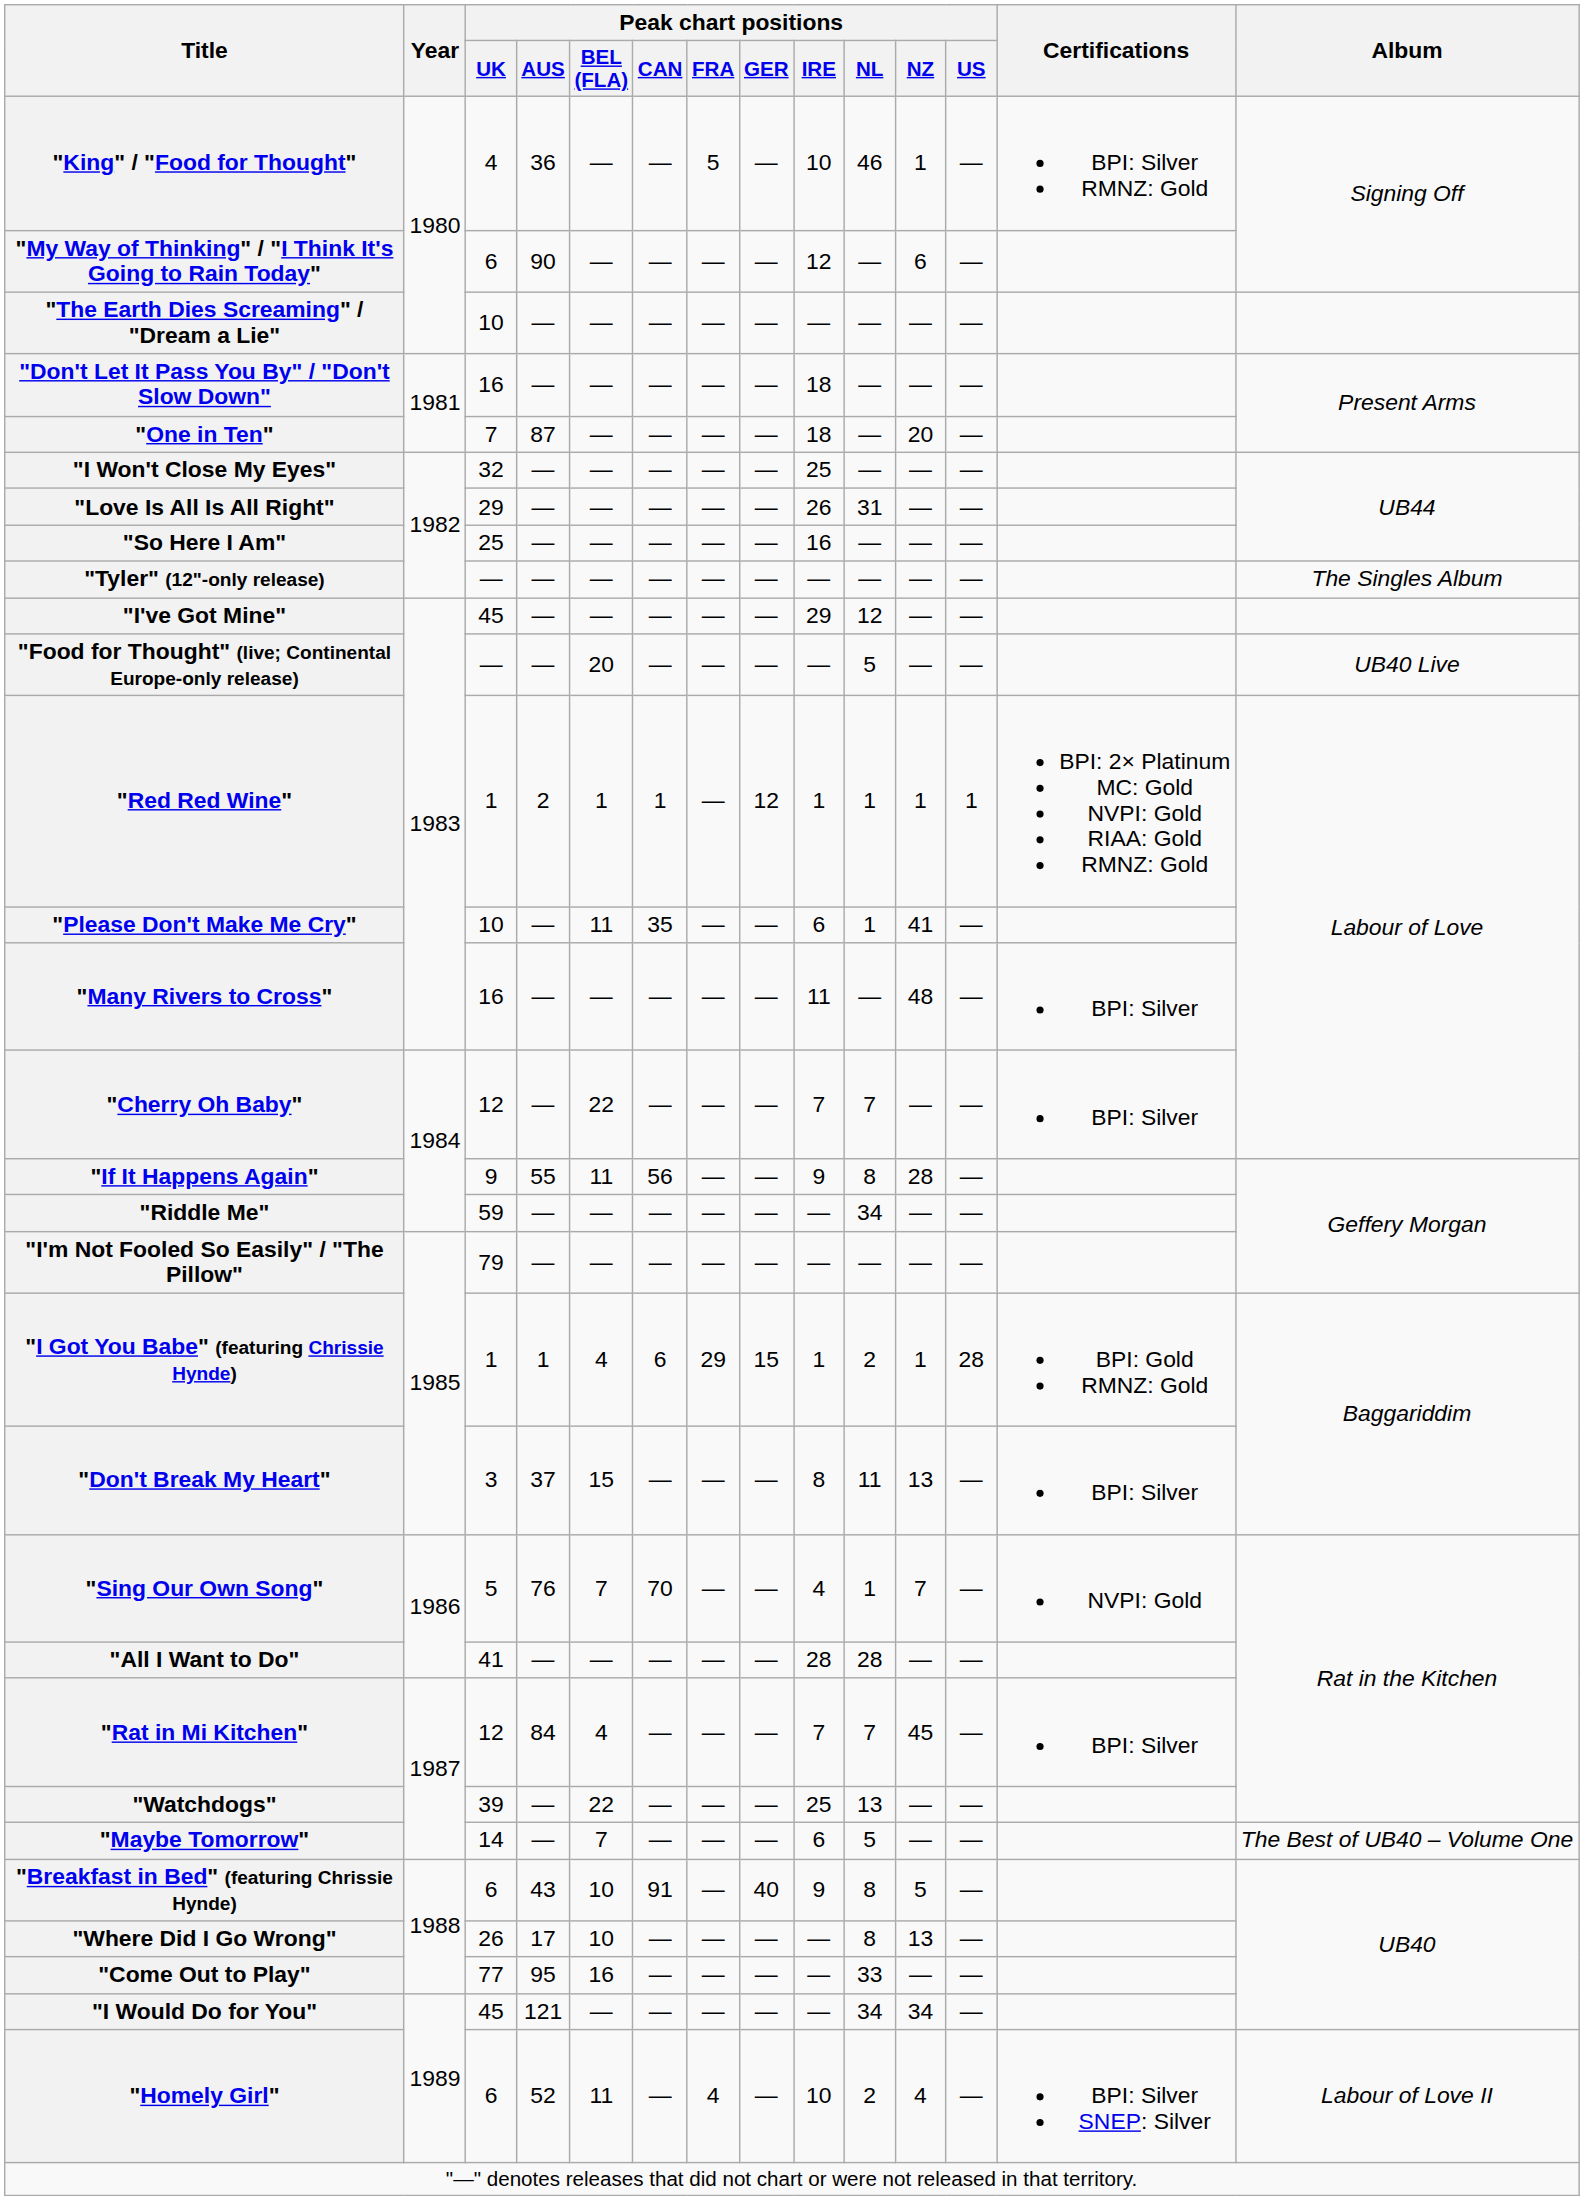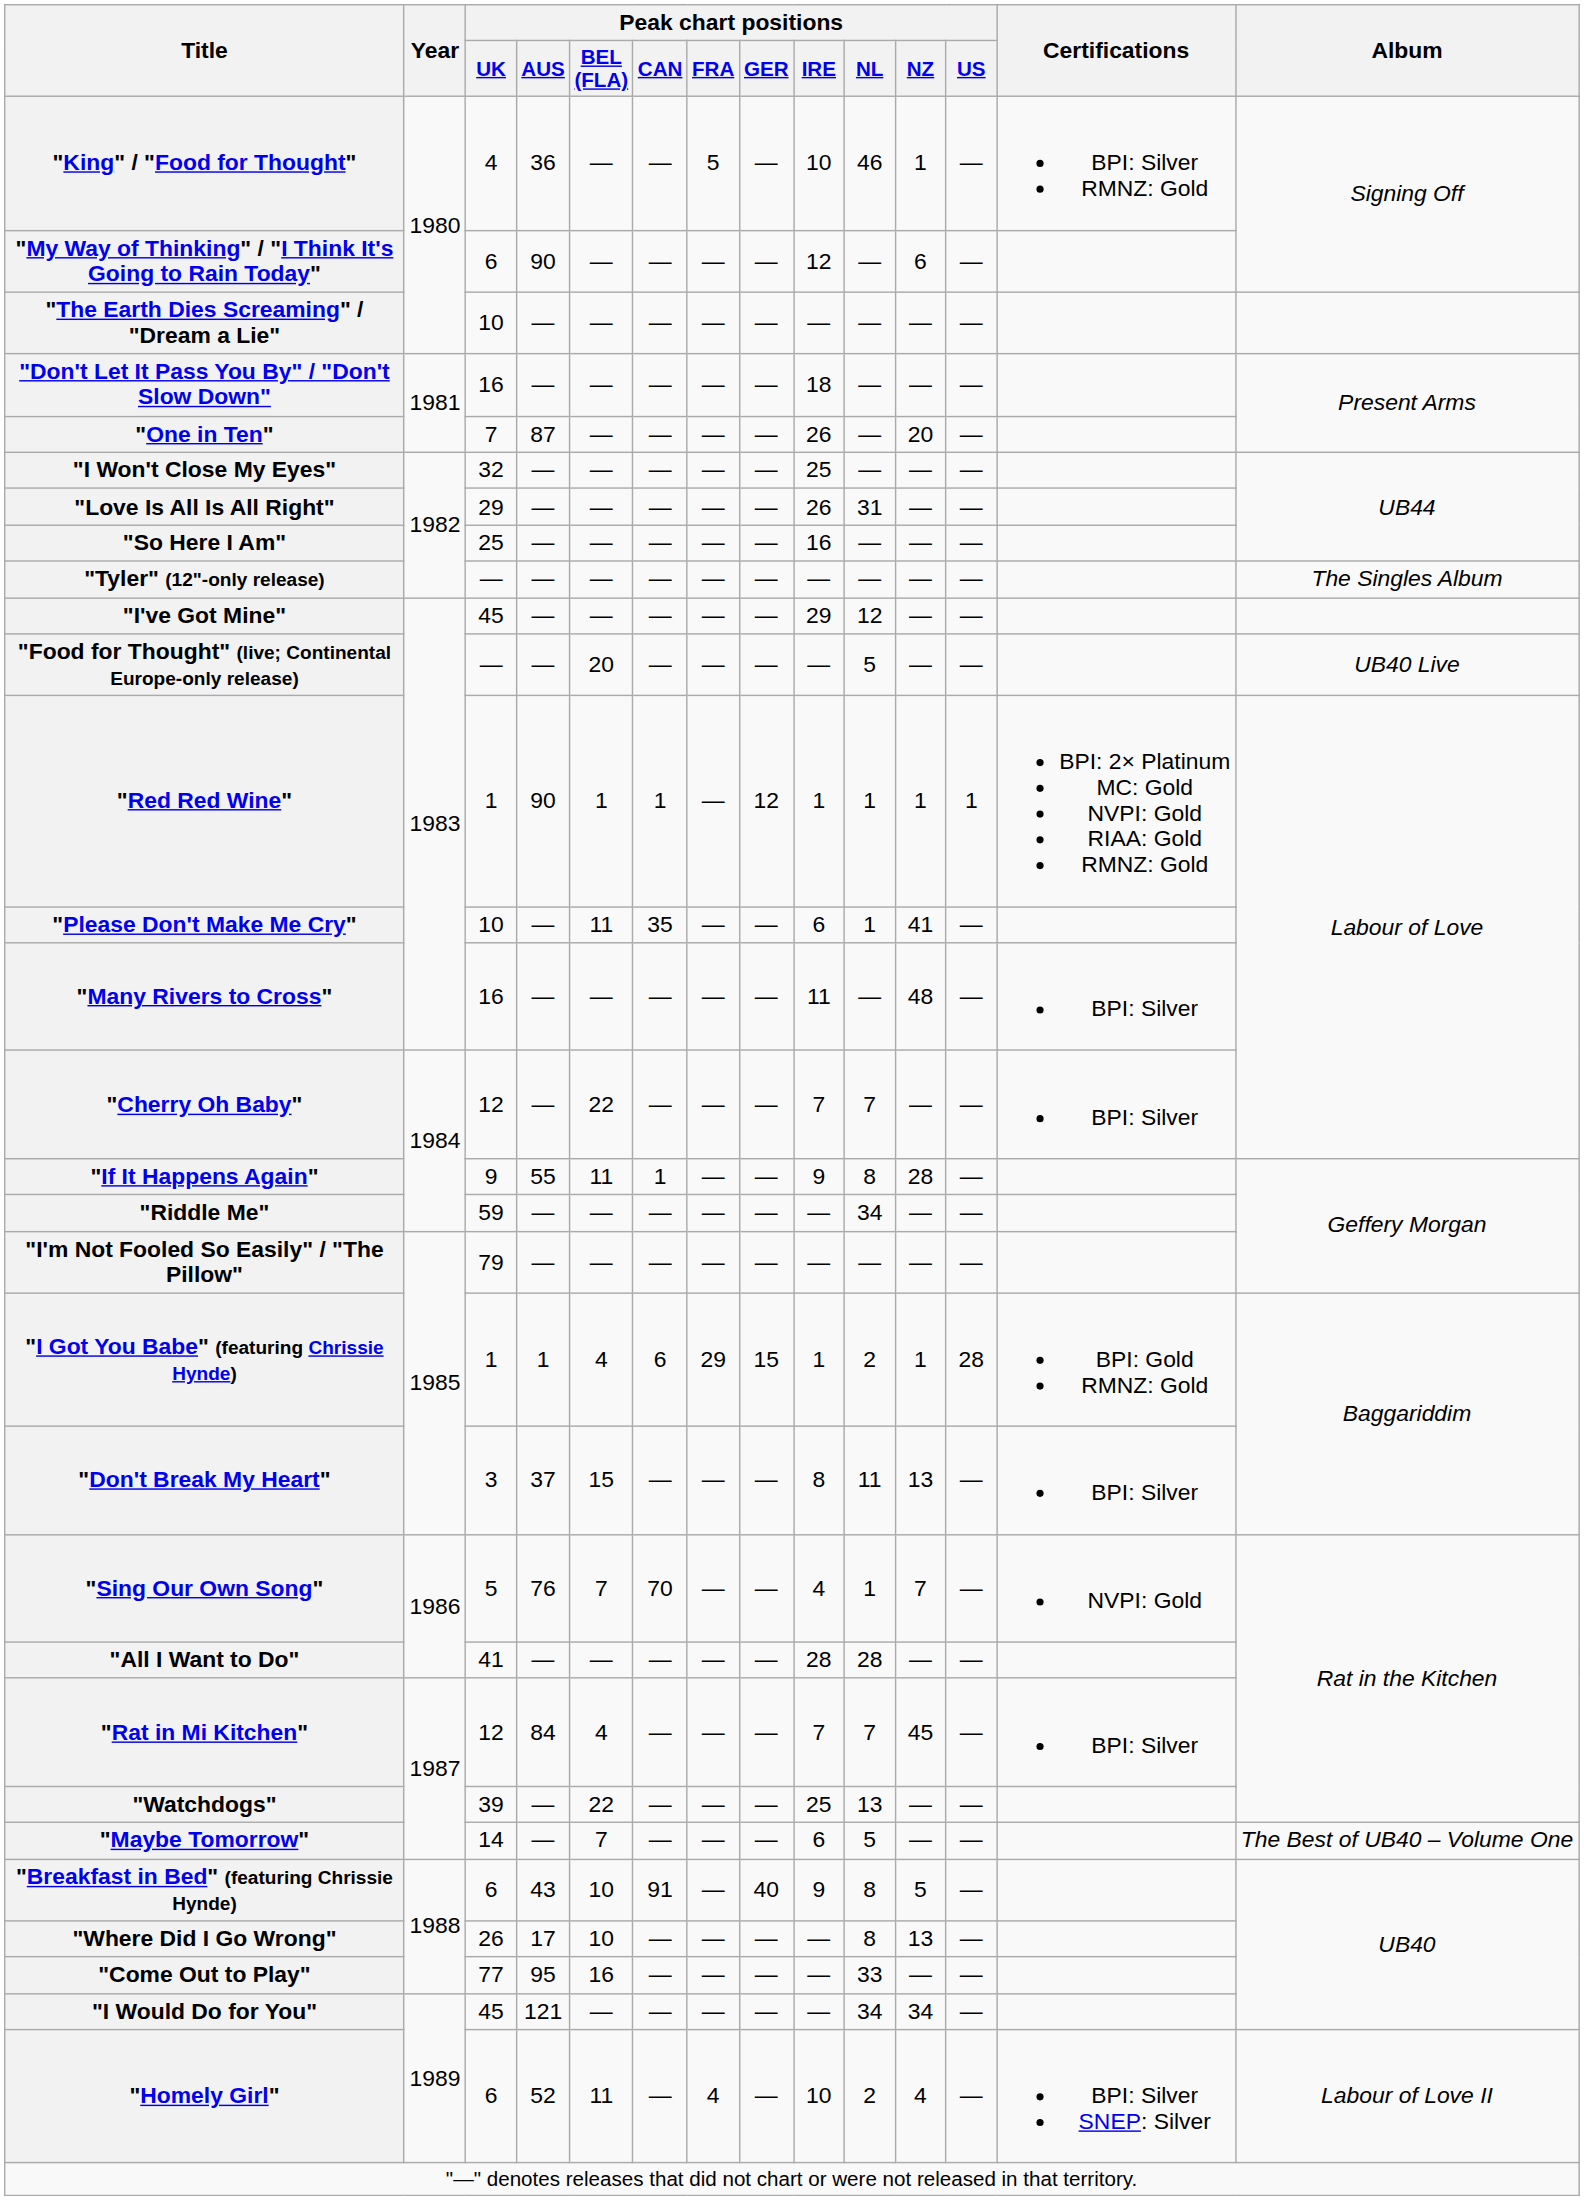(819, 433) 18 -> (819, 433) 26
(543, 800) 2 -> (543, 800) 90
(660, 1176) 56 -> (660, 1176) 1
